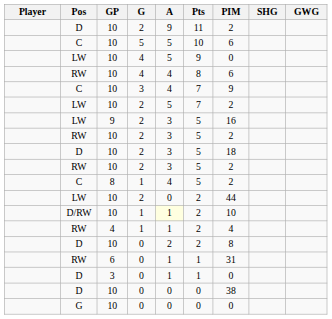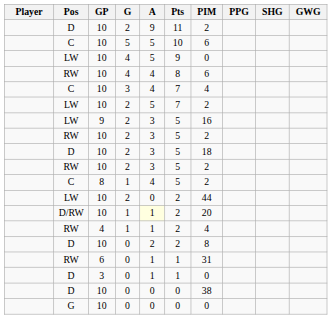+ column: (239, 12)
(231, 89) 9 -> (207, 89) 4
(231, 213) 10 -> (207, 213) 20
